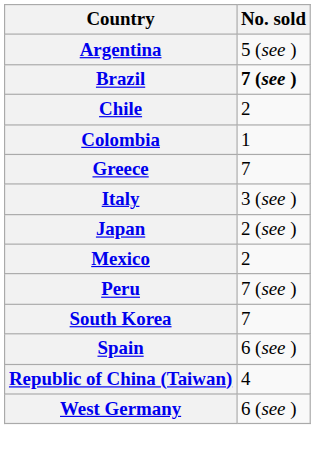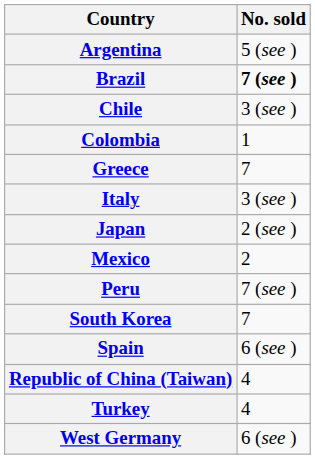(246, 109) 2 -> (269, 109) 3 (see )
+ row: (121, 408)
